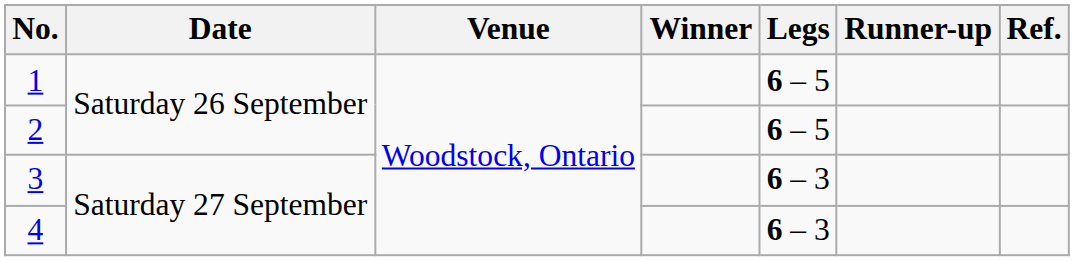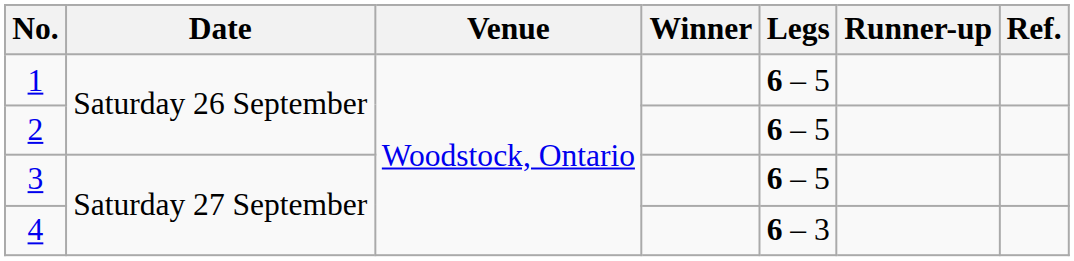(798, 179) 6 – 3 -> (798, 179) 6 – 5
